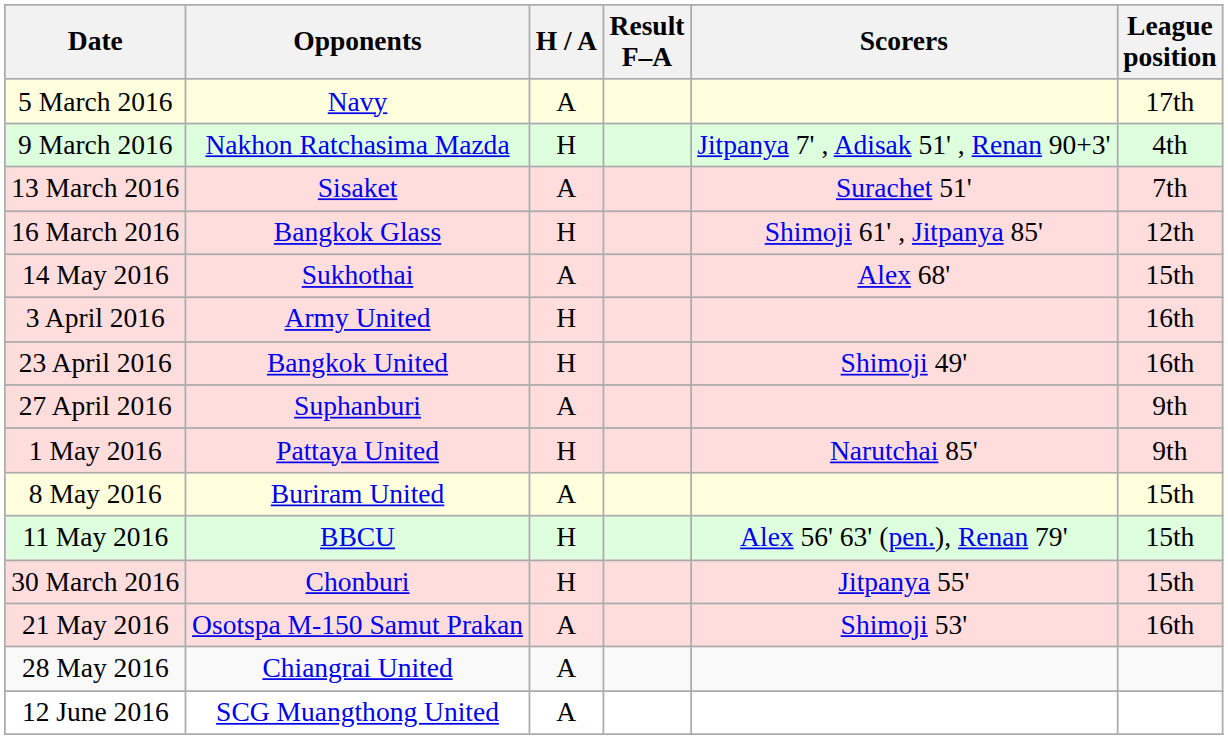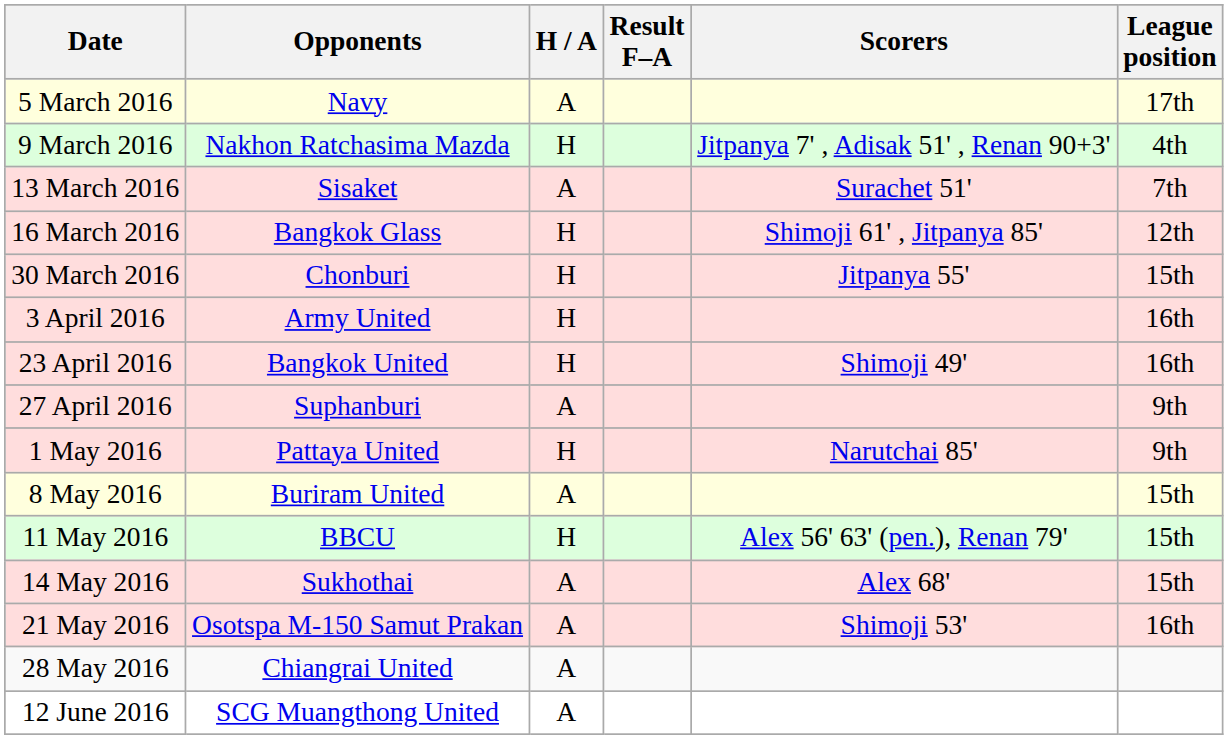rows swapped: (95, 581) <-> (95, 275)
